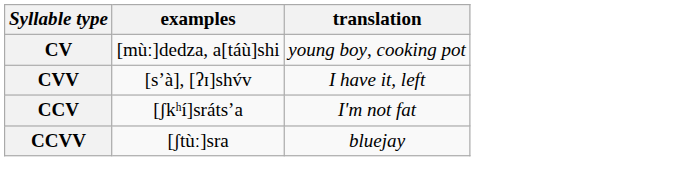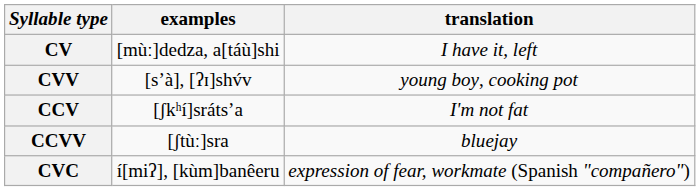(377, 49) young boy, cooking pot -> (489, 49) I have it, left
(377, 79) I have it, left -> (489, 79) young boy, cooking pot
+ row: (58, 170)
